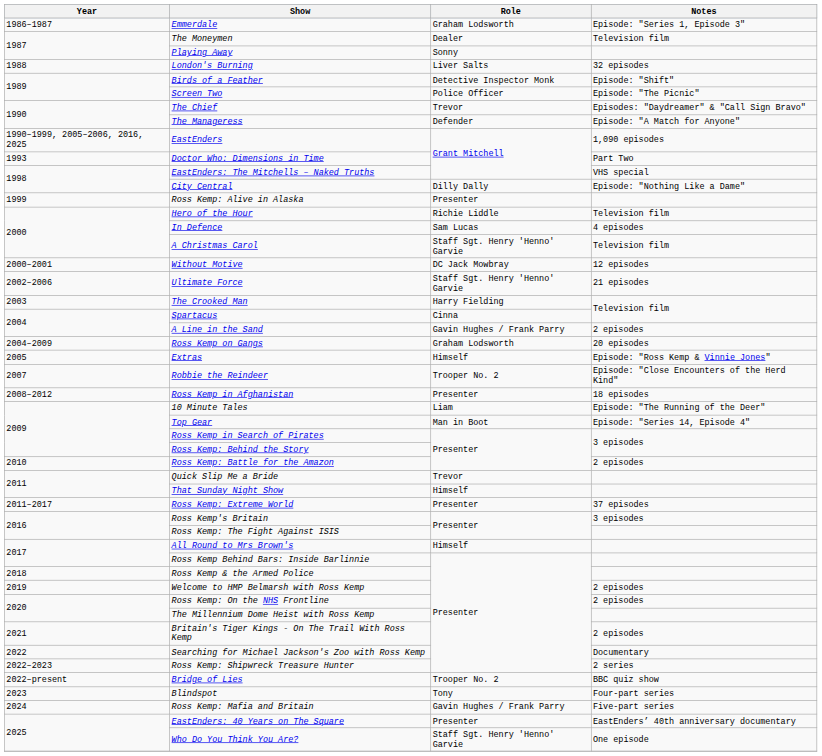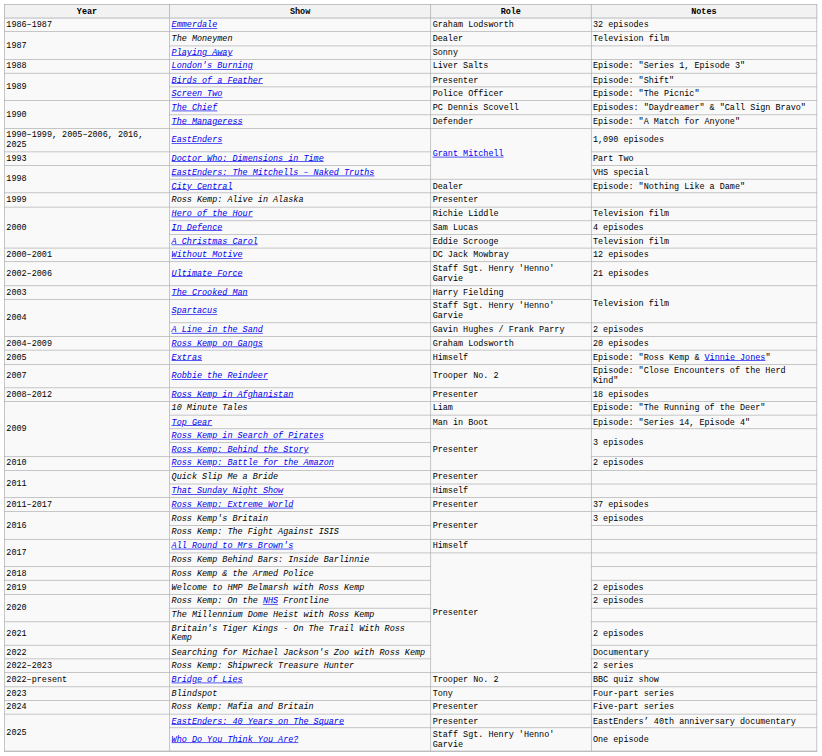(669, 25) Episode: "Series 1, Episode 3" -> (621, 25) 32 episodes
(621, 66) 32 episodes -> (669, 66) Episode: "Series 1, Episode 3"
(493, 80) Detective Inspector Monk -> (455, 80) Presenter
(448, 108) Trevor -> (476, 108) PC Dennis Scovell
(461, 186) Dilly Dally -> (448, 186) Dealer
(493, 246) Staff Sgt. Henry 'Henno' Garvie -> (466, 241) Eddie Scrooge
(445, 316) Cinna -> (493, 311) Staff Sgt. Henry 'Henno' Garvie
(448, 477) Trevor -> (455, 477) Presenter
(499, 707) Gavin Hughes / Frank Parry -> (455, 707) Presenter
